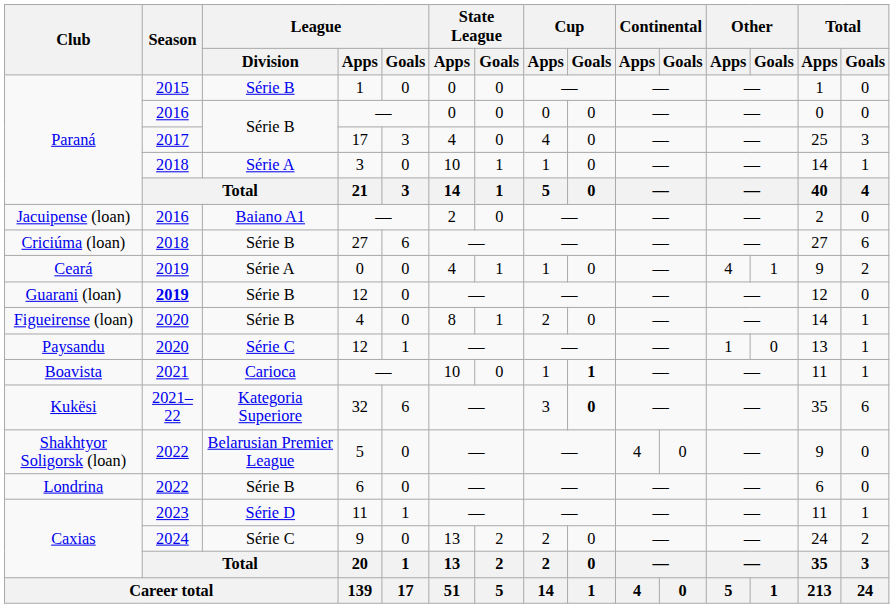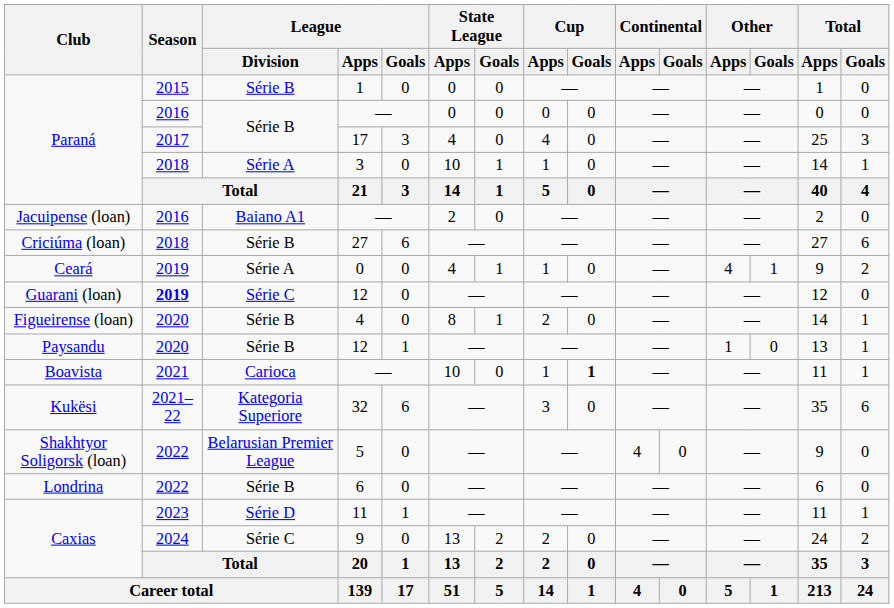(270, 294) Série B -> (270, 294) Série C
(270, 346) Série C -> (270, 346) Série B
(591, 407) bold -> (591, 407) normal
